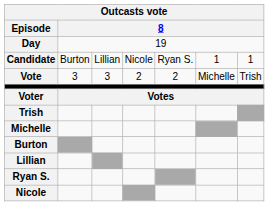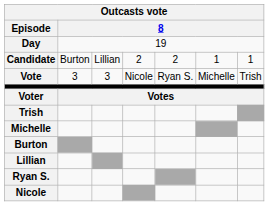(139, 60) Nicole -> (139, 60) 2
(175, 60) Ryan S. -> (175, 60) 2
(139, 76) 2 -> (139, 76) Nicole
(175, 76) 2 -> (175, 76) Ryan S.
